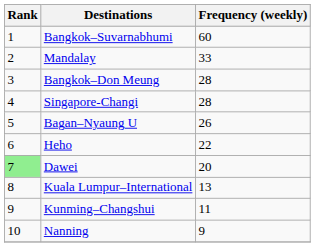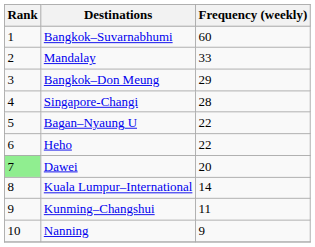(205, 80) 28 -> (205, 80) 29
(205, 123) 26 -> (205, 123) 22
(205, 187) 13 -> (205, 187) 14
